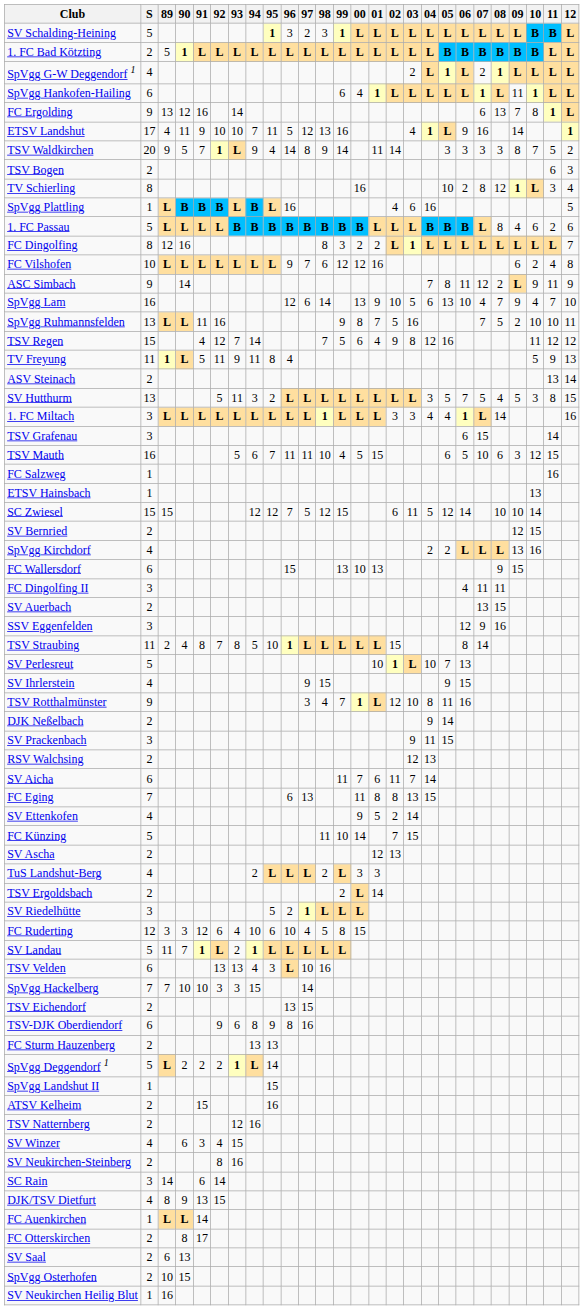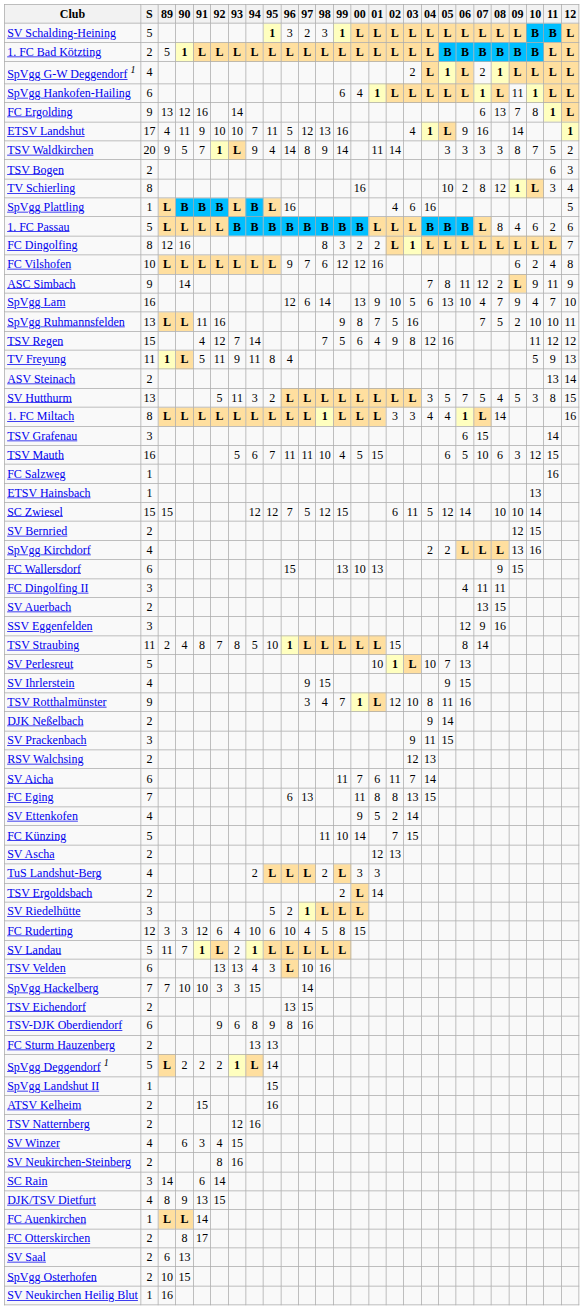(149, 416) 3 -> (149, 416) 8
